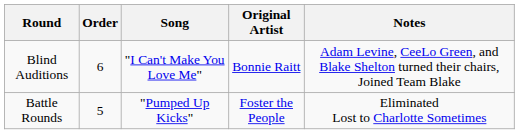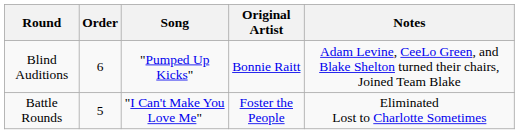(175, 66) "I Can't Make You Love Me" -> (175, 66) "Pumped Up Kicks"
(175, 110) "Pumped Up Kicks" -> (175, 110) "I Can't Make You Love Me"
